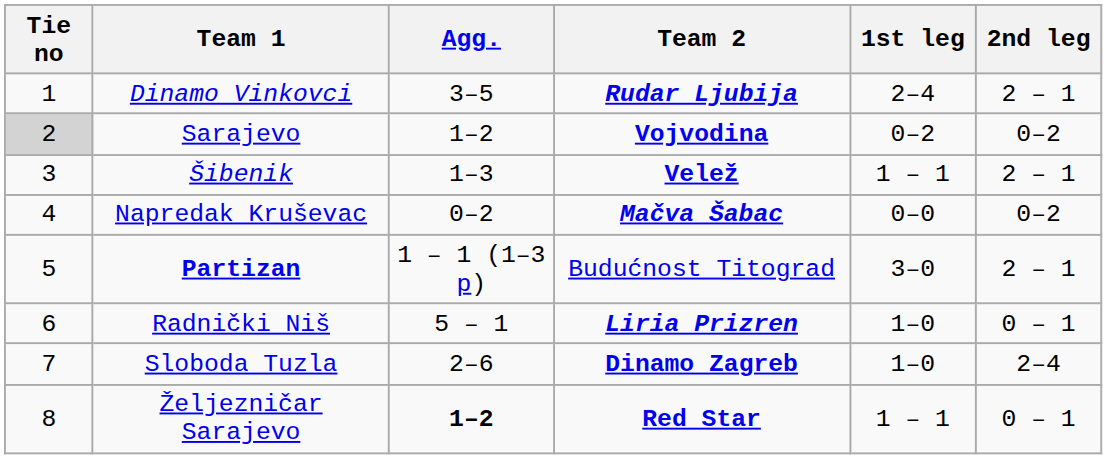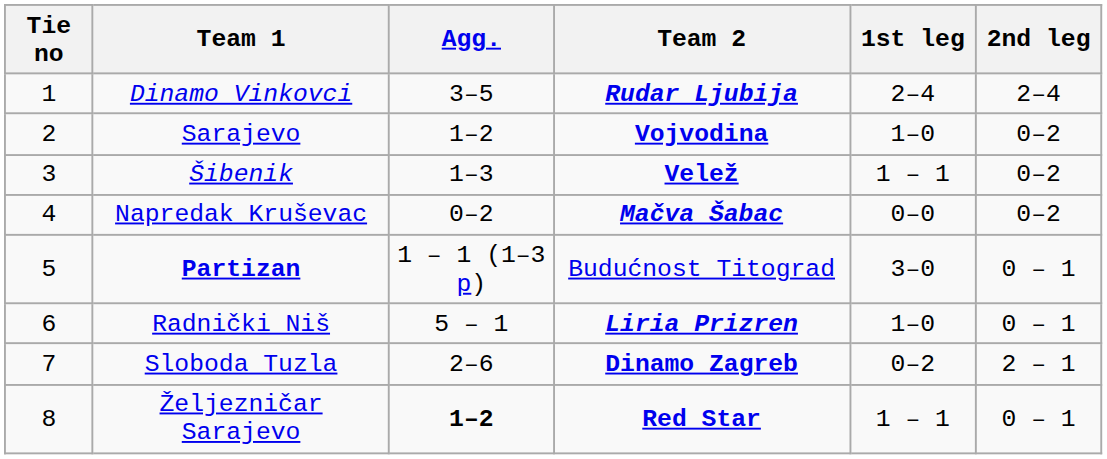(1039, 94) 2 – 1 -> (1039, 94) 2–4
(49, 134) lightgrey background -> (49, 134) no background
(913, 134) 0–2 -> (913, 134) 1–0
(1039, 174) 2 – 1 -> (1039, 174) 0–2
(1039, 269) 2 – 1 -> (1039, 269) 0 – 1
(913, 364) 1–0 -> (913, 364) 0–2
(1039, 364) 2–4 -> (1039, 364) 2 – 1
